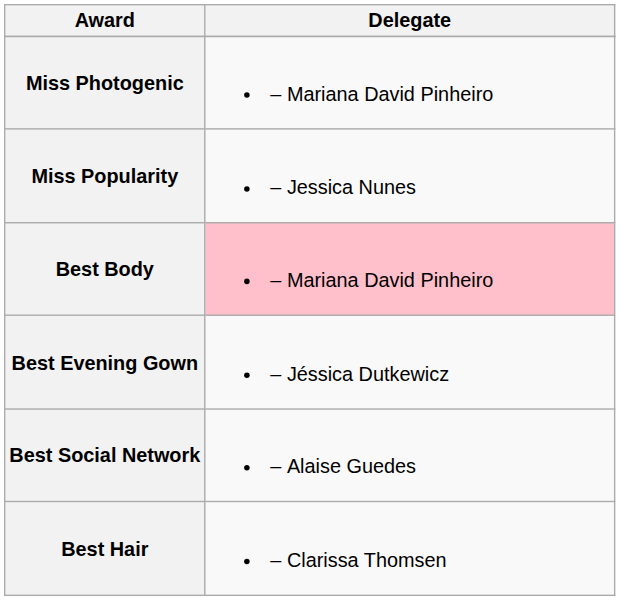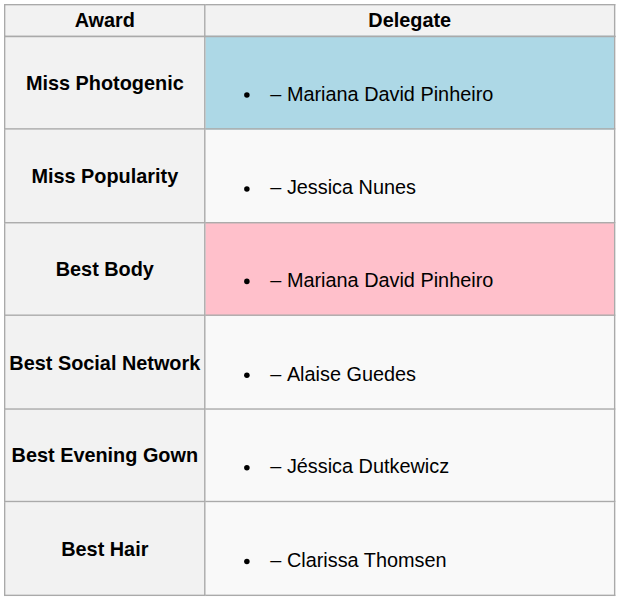(410, 94) no background -> (410, 94) lightblue background
rows swapped: (105, 363) <-> (105, 456)
